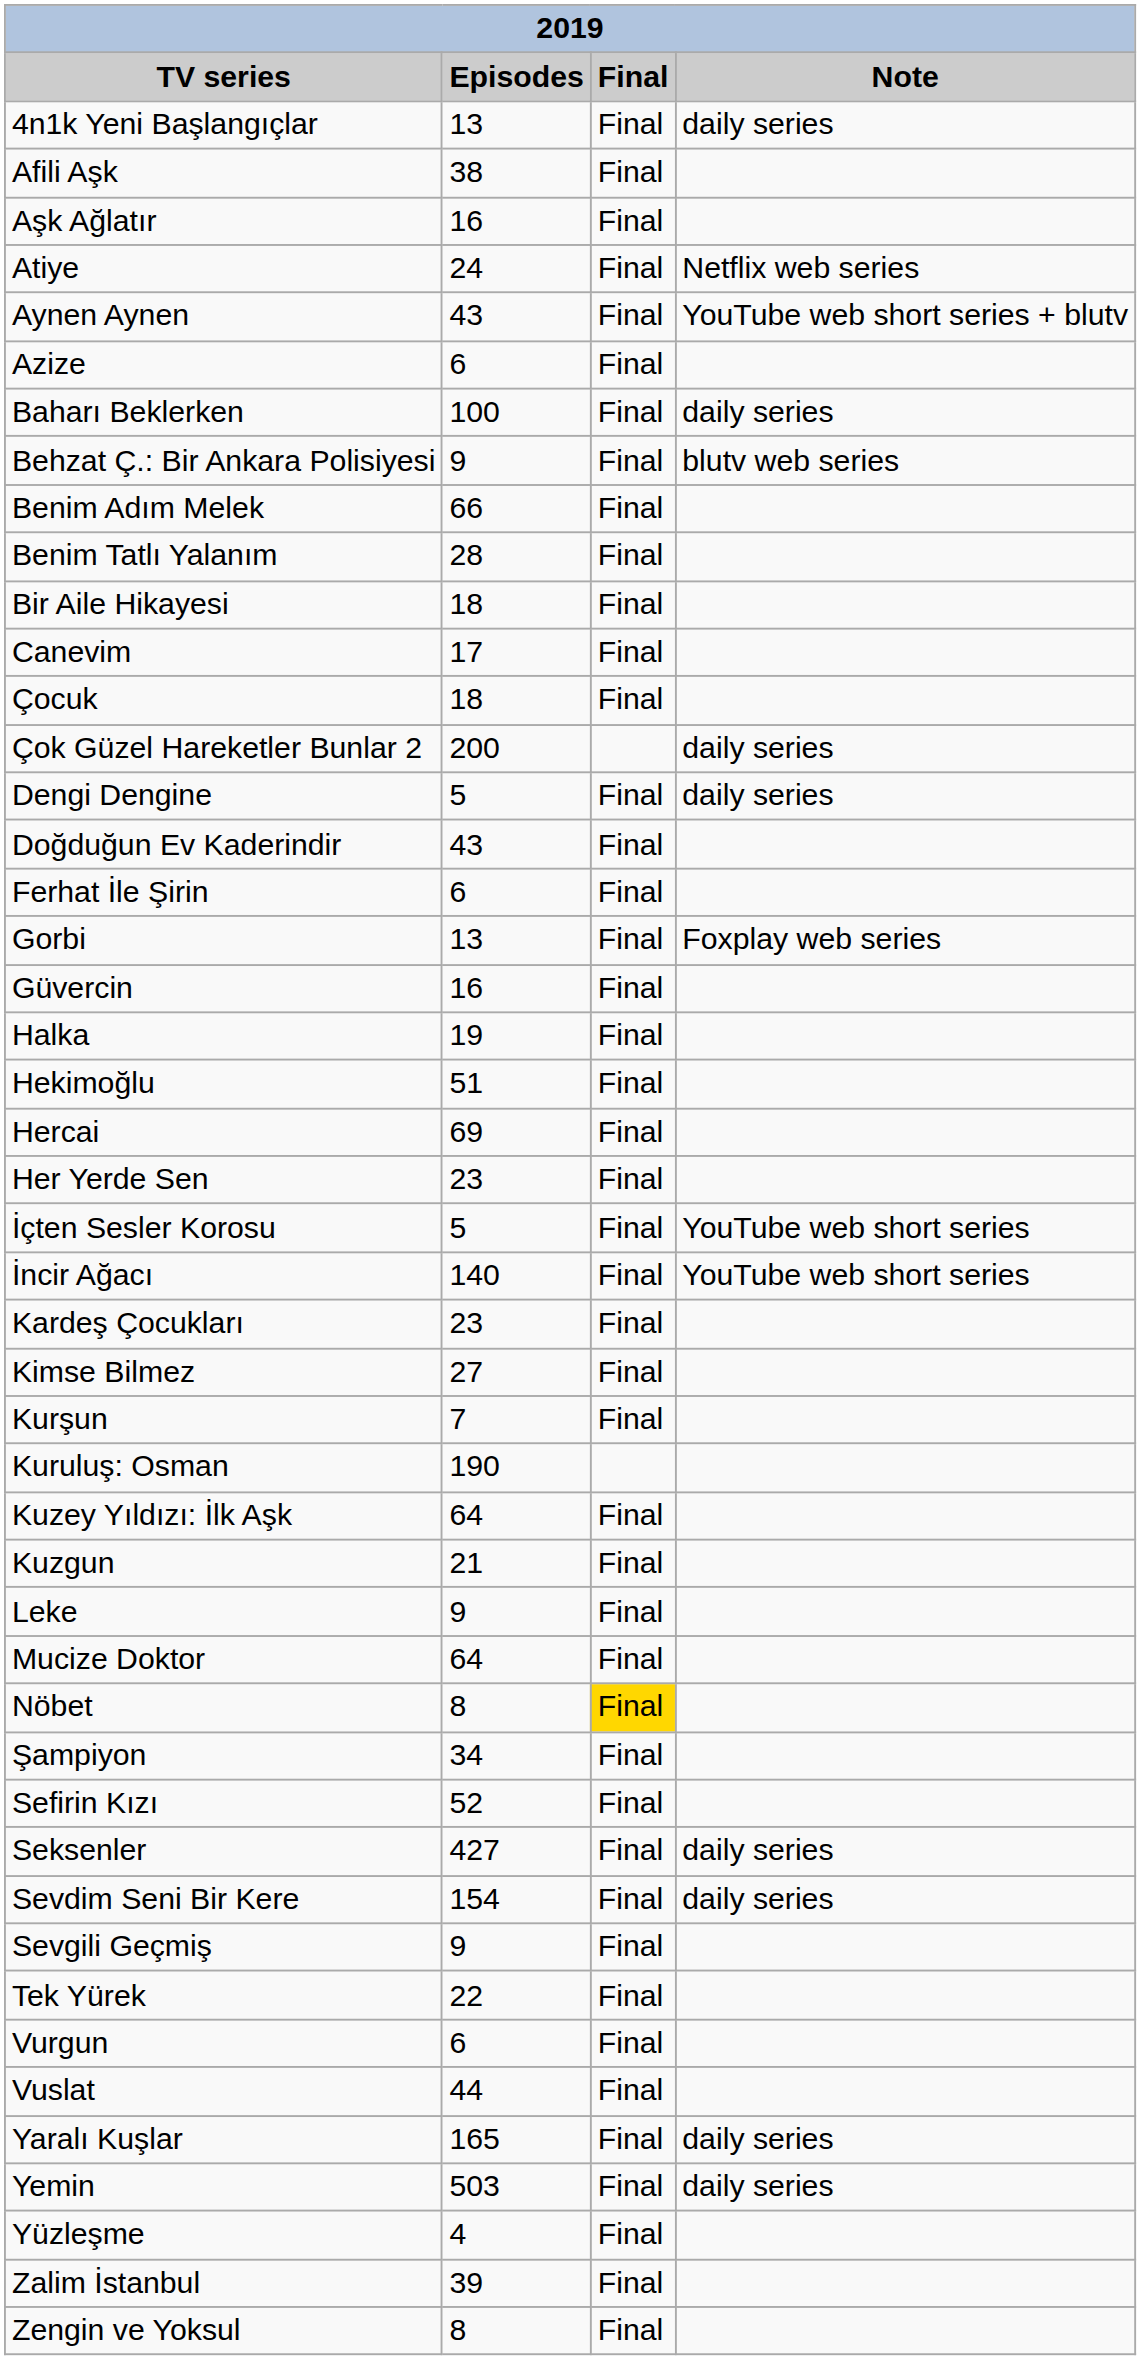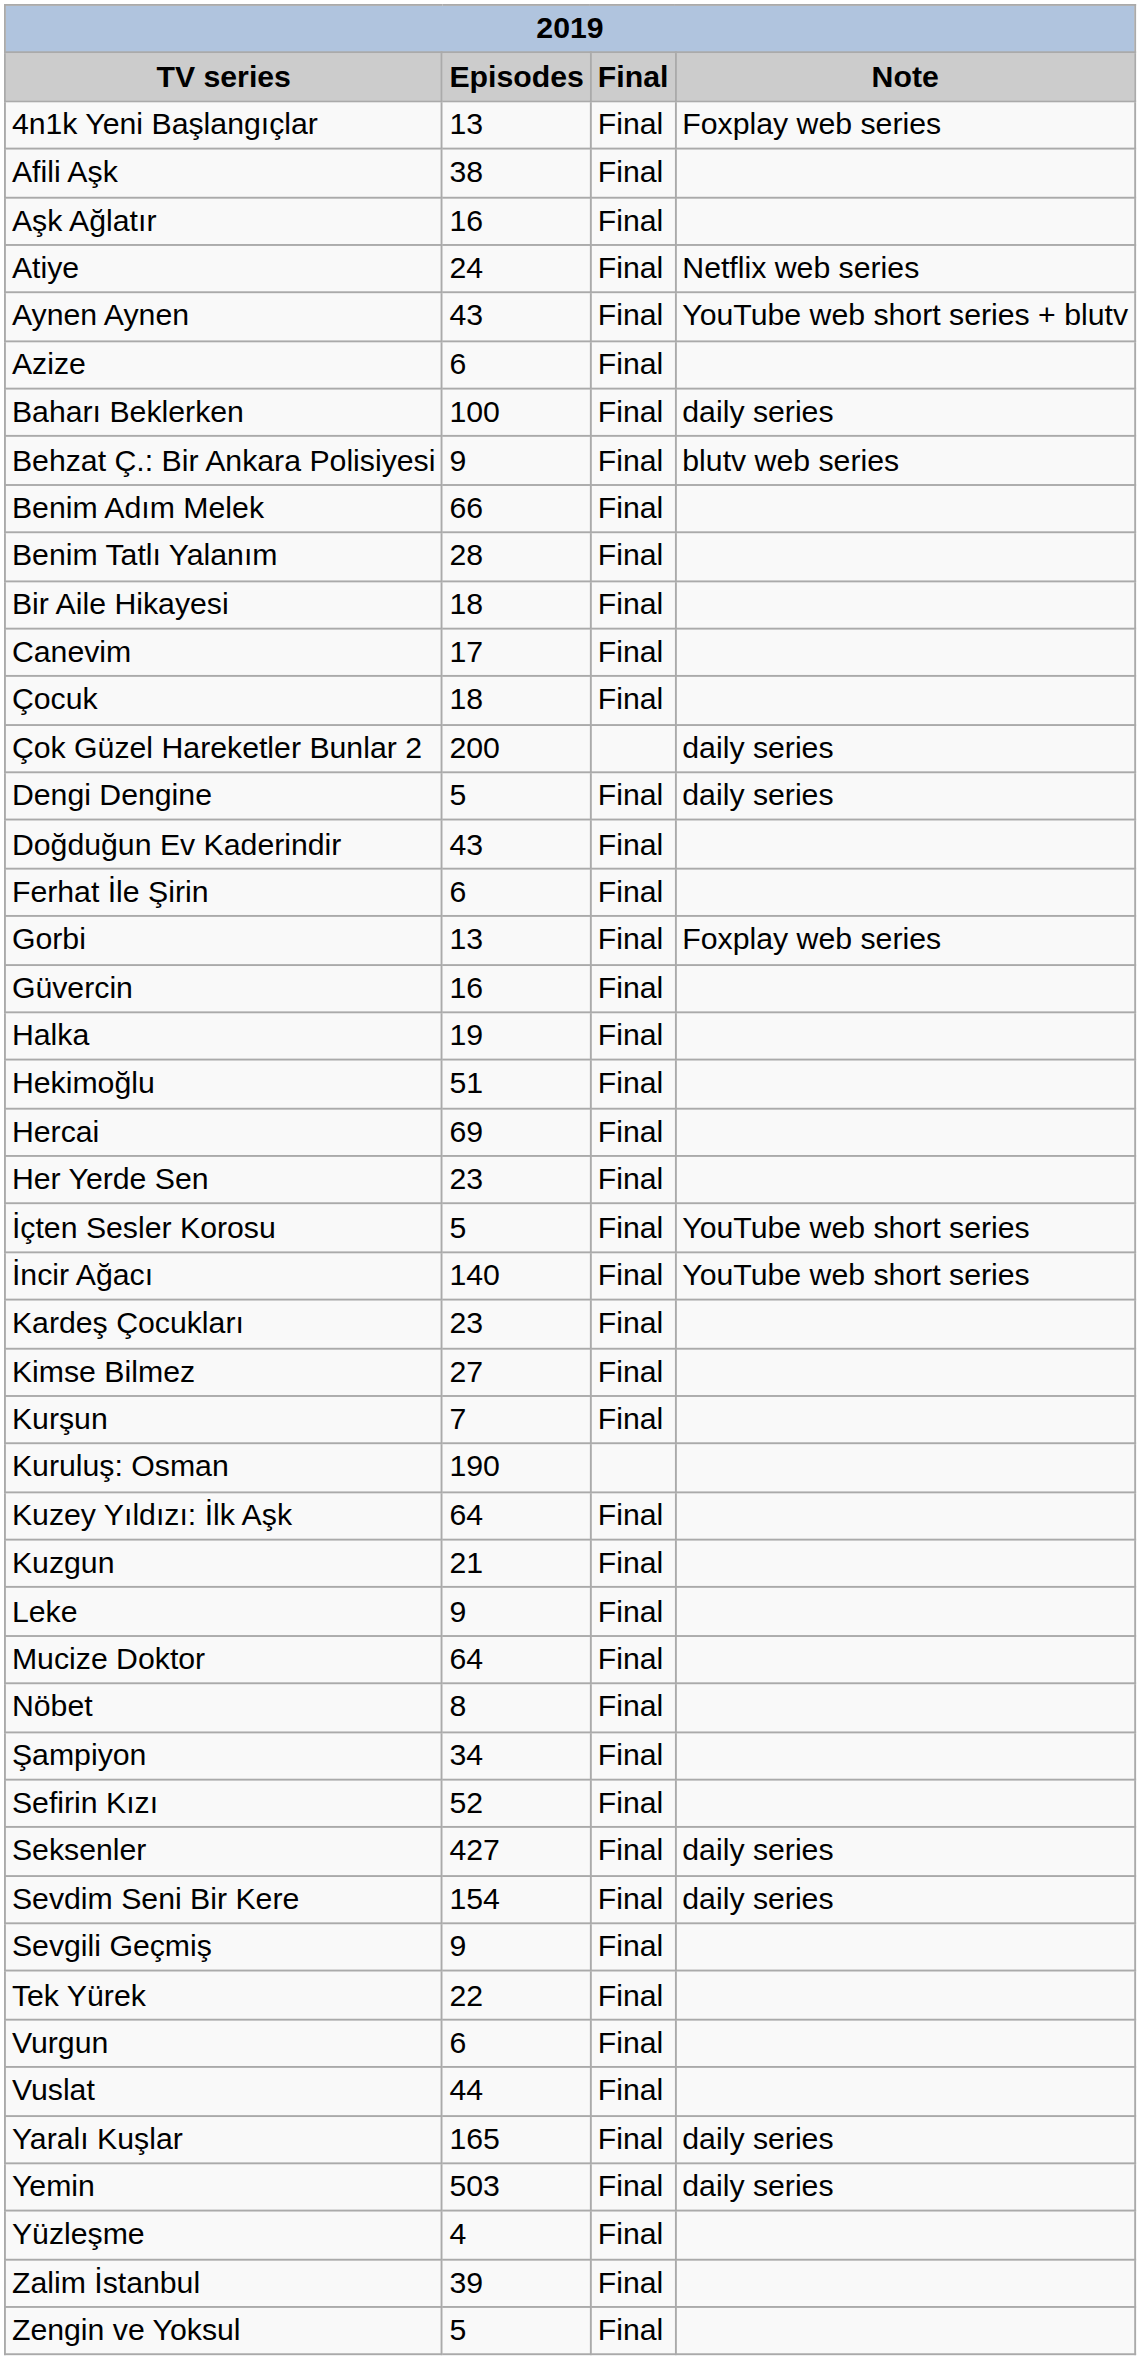(758, 124) daily series -> (812, 124) Foxplay web series
(631, 1707) gold background -> (631, 1707) no background
(458, 2330) 8 -> (458, 2330) 5
